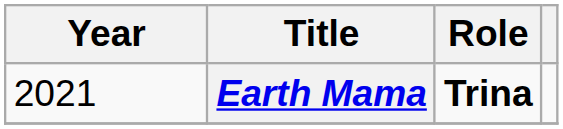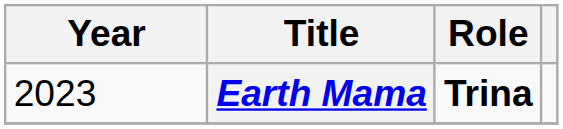(55, 92) 2021 -> (55, 92) 2023
